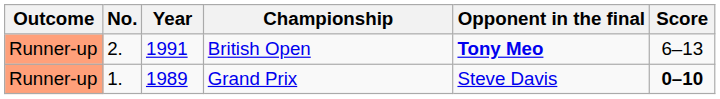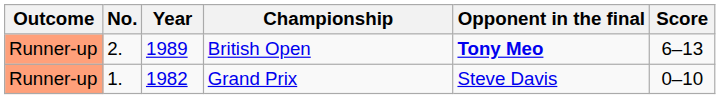(167, 49) 1991 -> (167, 49) 1989
(167, 78) 1989 -> (167, 78) 1982
(682, 78) bold -> (682, 78) normal
